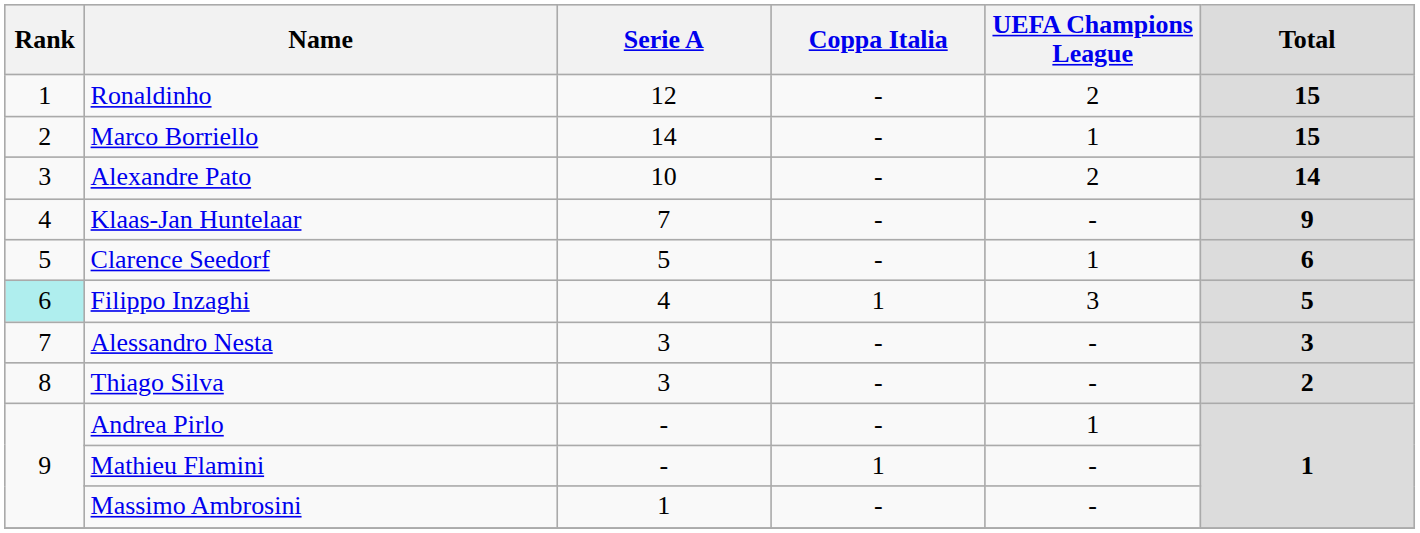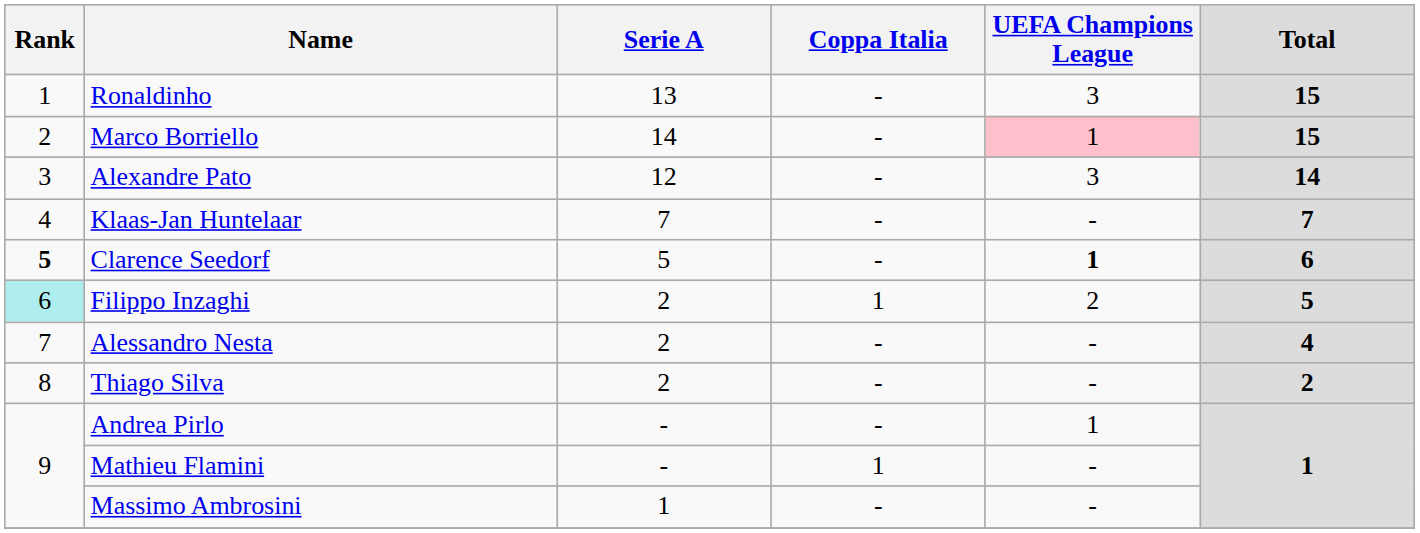(664, 95) 12 -> (664, 95) 13
(1093, 95) 2 -> (1093, 95) 3
(1093, 136) no background -> (1093, 136) pink background
(664, 177) 10 -> (664, 177) 12
(1093, 177) 2 -> (1093, 177) 3
(1307, 218) 9 -> (1307, 218) 7
(45, 259) normal -> (45, 259) bold
(1093, 259) normal -> (1093, 259) bold
(664, 300) 4 -> (664, 300) 2
(1093, 300) 3 -> (1093, 300) 2
(664, 341) 3 -> (664, 341) 2
(1307, 341) 3 -> (1307, 341) 4
(664, 383) 3 -> (664, 383) 2
